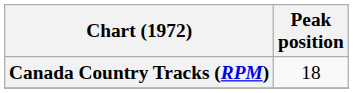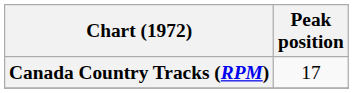(311, 72) 18 -> (311, 72) 17
